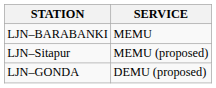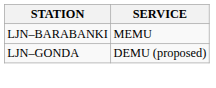- row: (39, 53)
